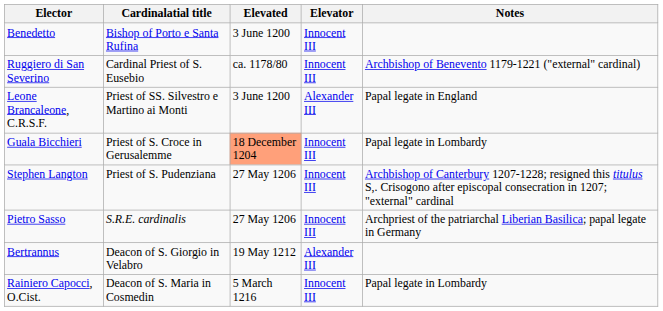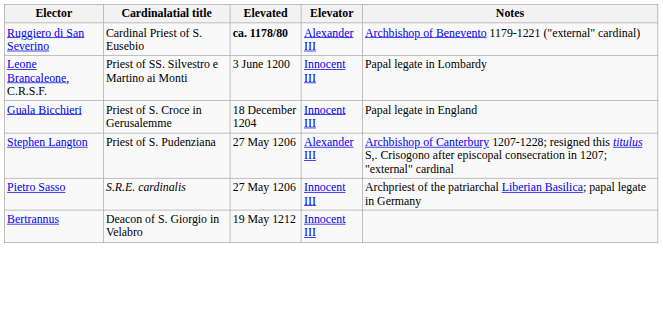- row: (31, 32)
(260, 64) normal -> (260, 32) bold
(325, 71) Innocent III -> (329, 39) Alexander III
(329, 103) Alexander III -> (325, 71) Innocent III
(421, 96) Papal legate in England -> (426, 64) Papal legate in Lombardy
(264, 148) lightsalmon background -> (264, 116) no background
(426, 142) Papal legate in Lombardy -> (421, 110) Papal legate in England
(325, 181) Innocent III -> (329, 148) Alexander III
(329, 258) Alexander III -> (325, 226) Innocent III
- row: (50, 290)
